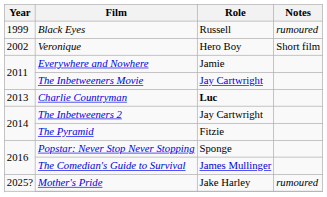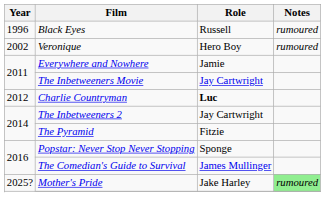(18, 30) 1999 -> (18, 30) 1996
(298, 47) Short film -> (297, 47) rumoured
(18, 98) 2013 -> (18, 98) 2012
(297, 183) no background -> (297, 183) lightgreen background
